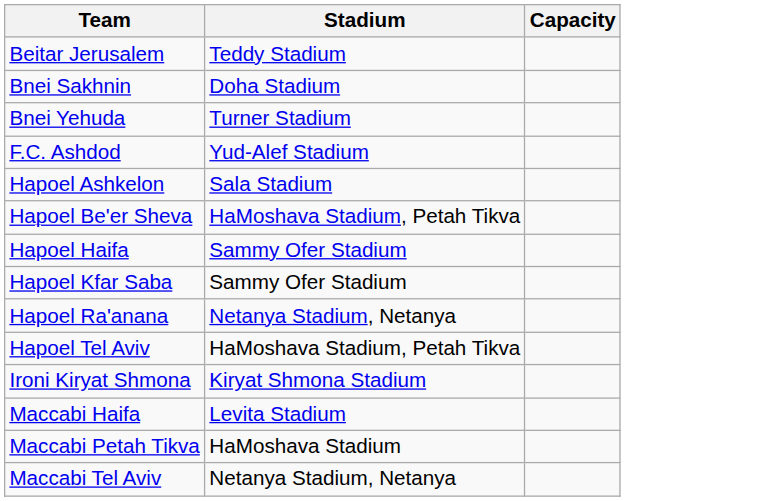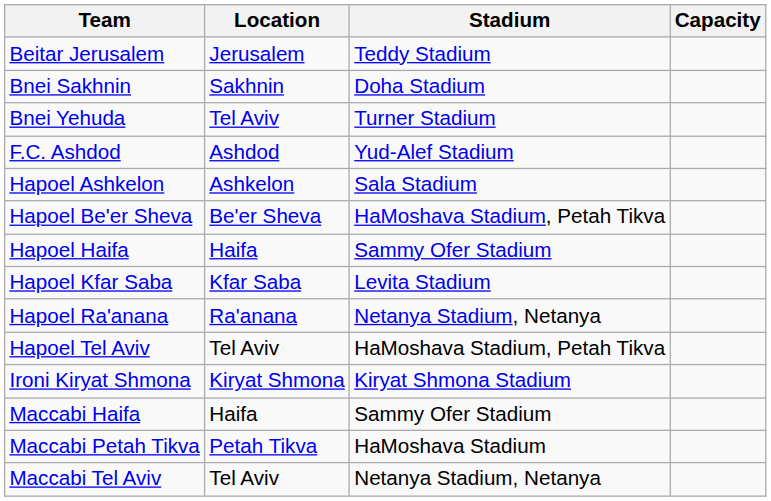+ column: (277, 20)
(308, 282) Sammy Ofer Stadium -> (423, 282) Levita Stadium
(278, 413) Levita Stadium -> (453, 413) Sammy Ofer Stadium
